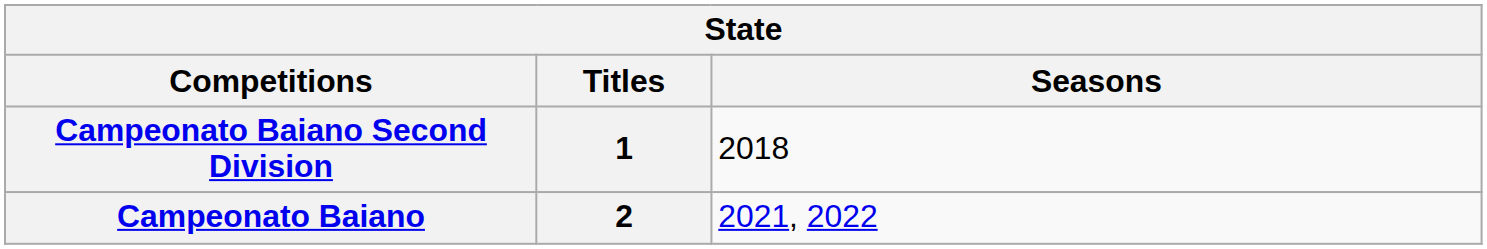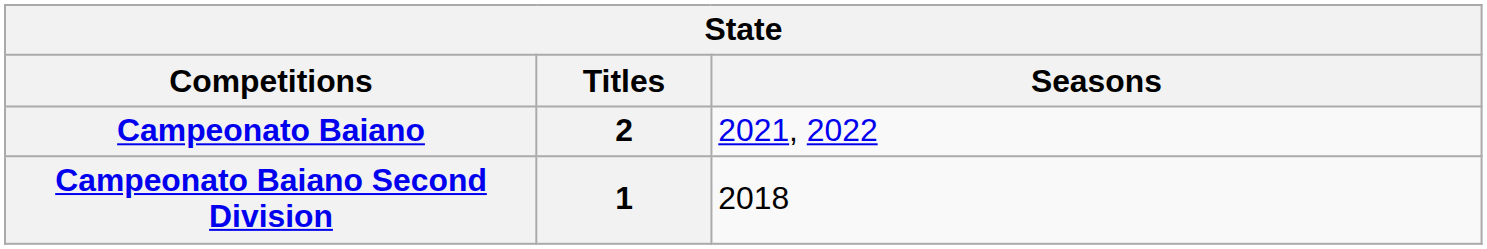rows swapped: (271, 217) <-> (271, 148)
